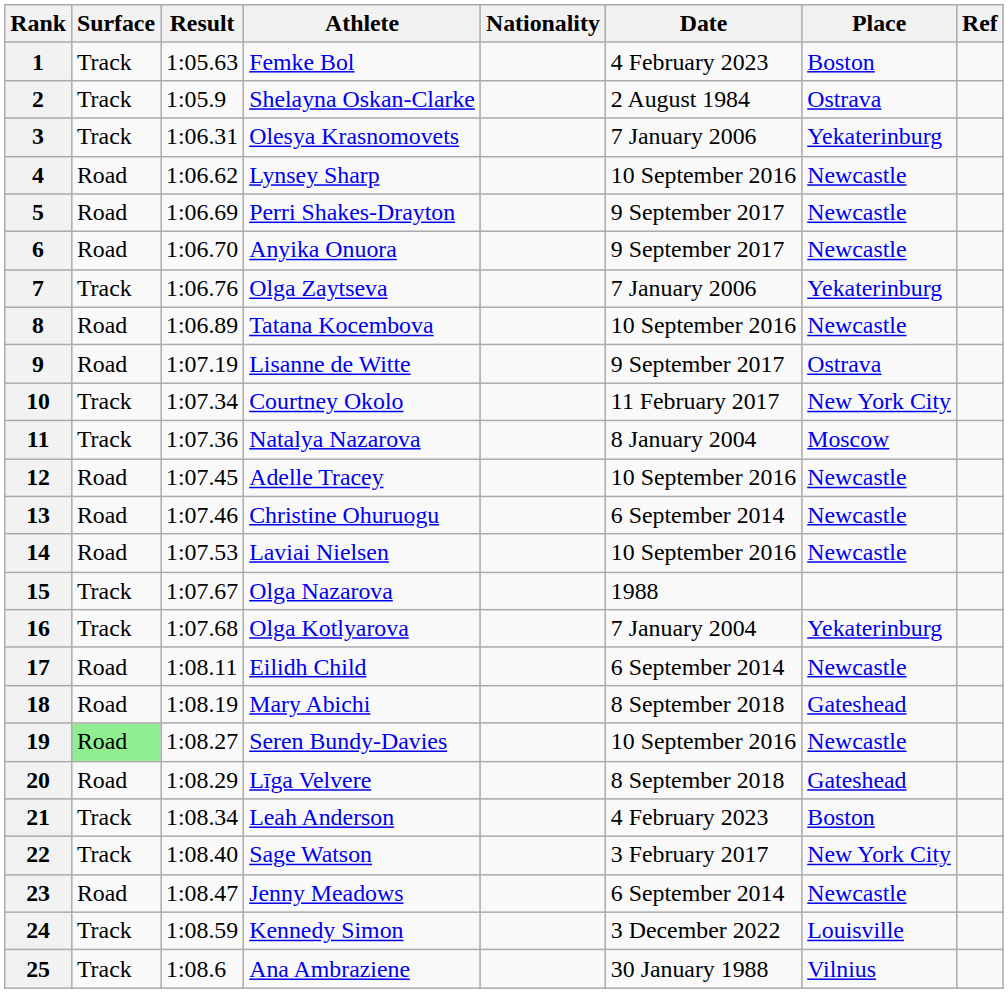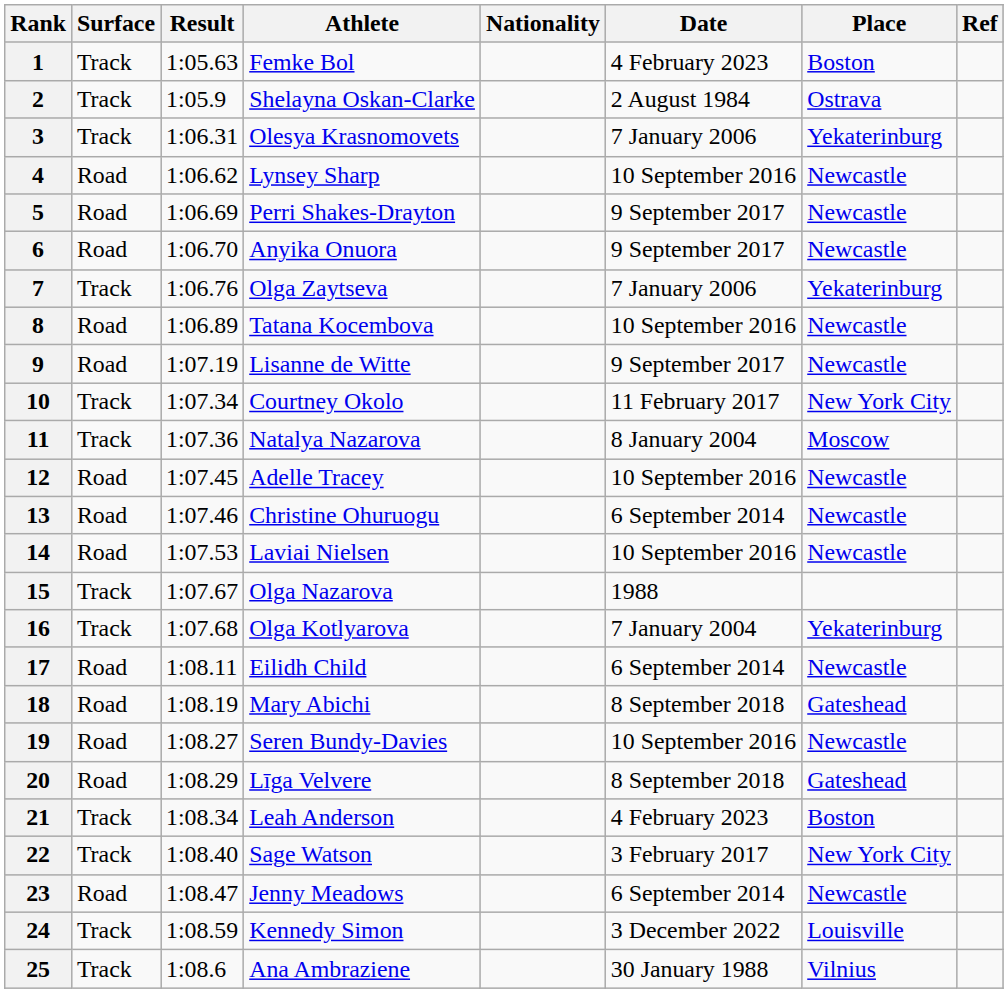(844, 363) Ostrava -> (857, 363) Newcastle
(102, 741) lightgreen background -> (102, 741) no background
